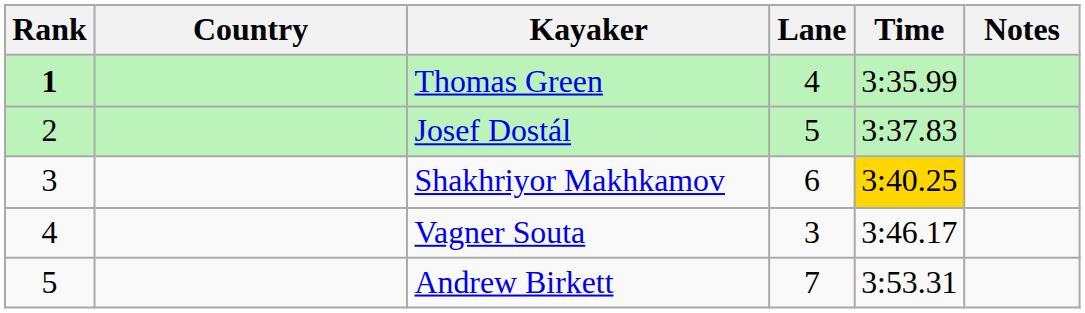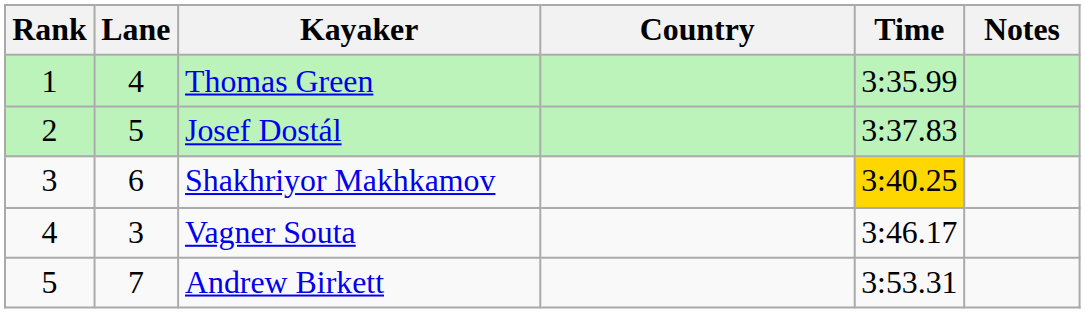columns swapped: (812, 29) <-> (251, 29)
(49, 80) bold -> (49, 80) normal
